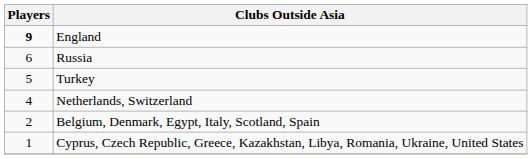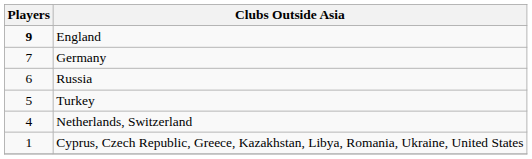+ row: (81, 57)
- row: (188, 121)
